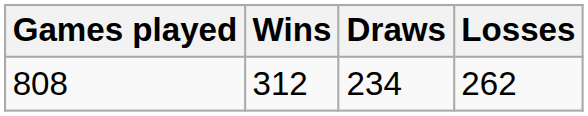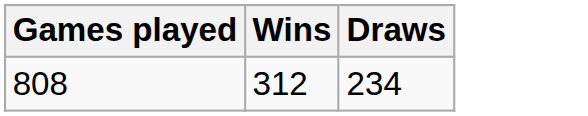- column: (518, 30)
